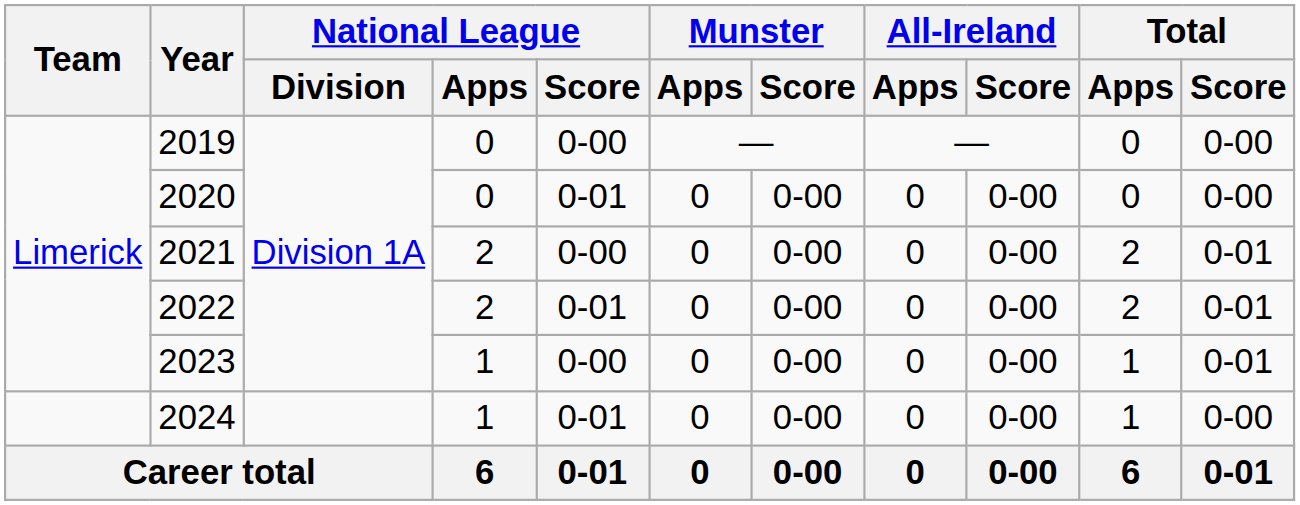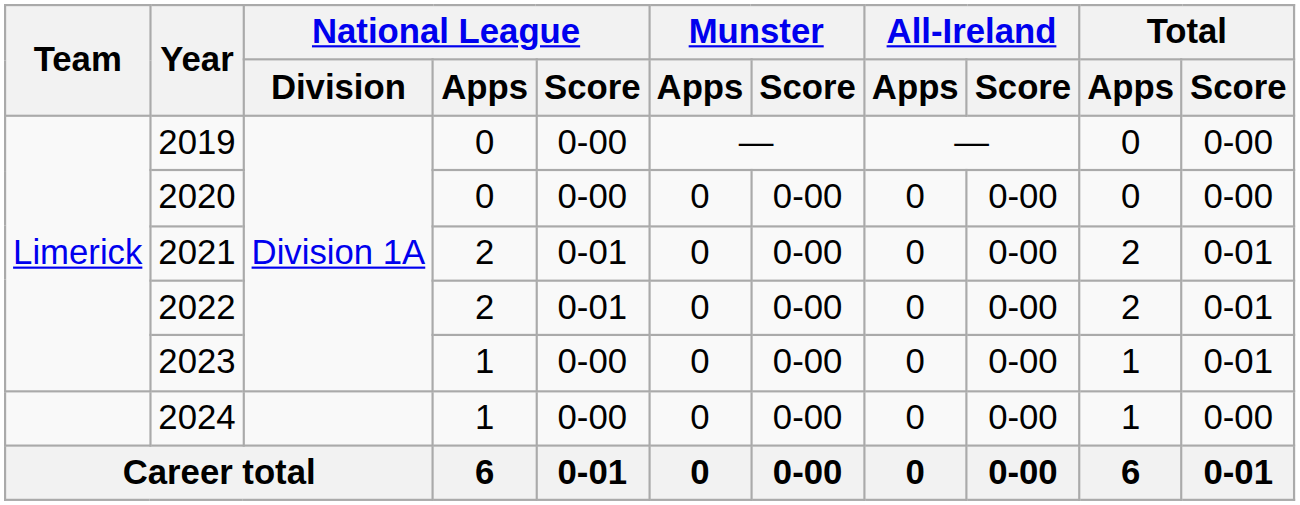(592, 197) 0-01 -> (592, 197) 0-00
(592, 252) 0-00 -> (592, 252) 0-01
(592, 417) 0-01 -> (592, 417) 0-00
